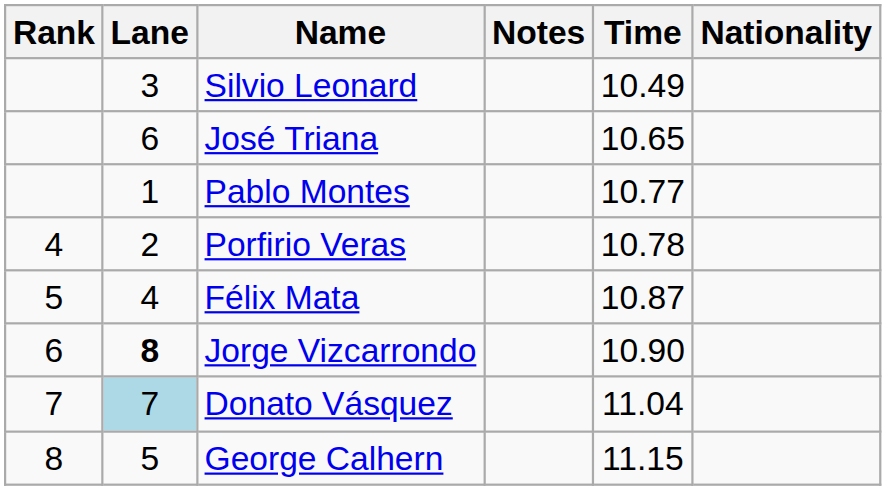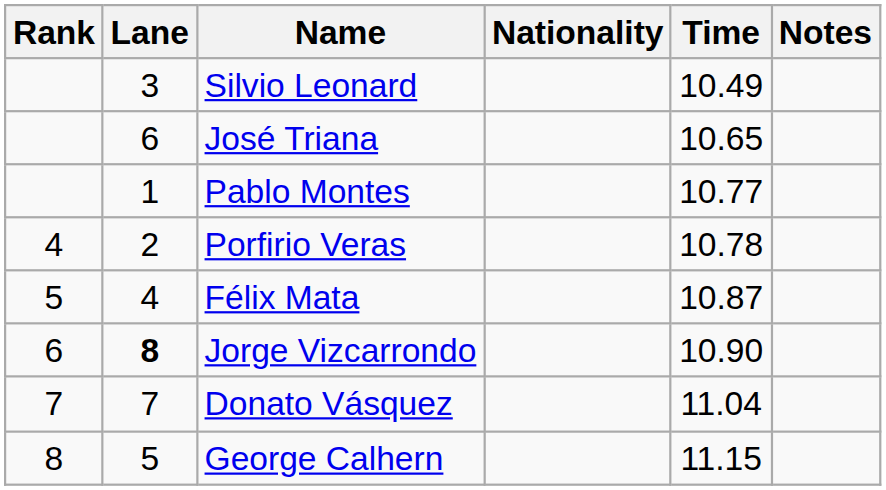columns swapped: (786, 32) <-> (539, 32)
(150, 404) lightblue background -> (150, 404) no background
